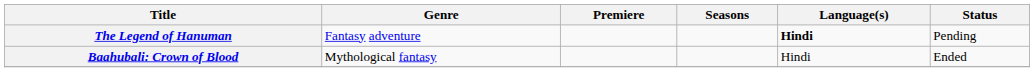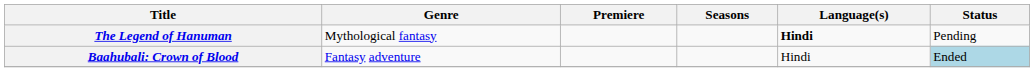(373, 35) Fantasy adventure -> (381, 35) Mythological fantasy
(381, 56) Mythological fantasy -> (373, 56) Fantasy adventure
(950, 56) no background -> (950, 56) lightblue background
